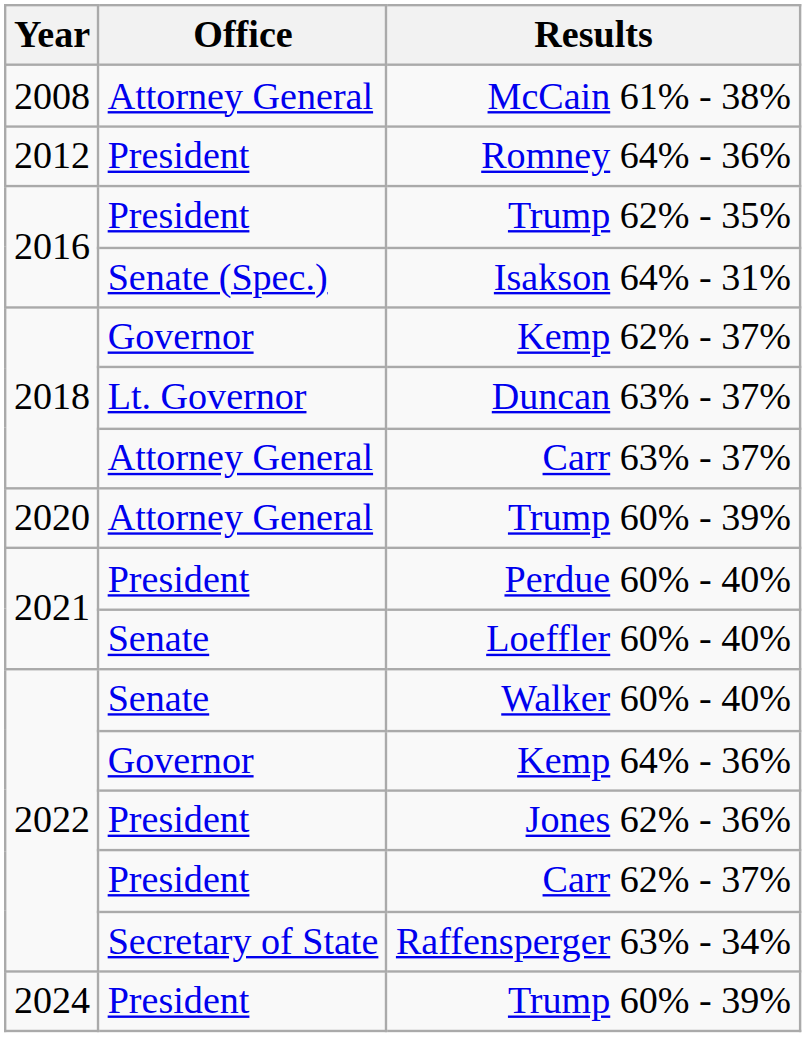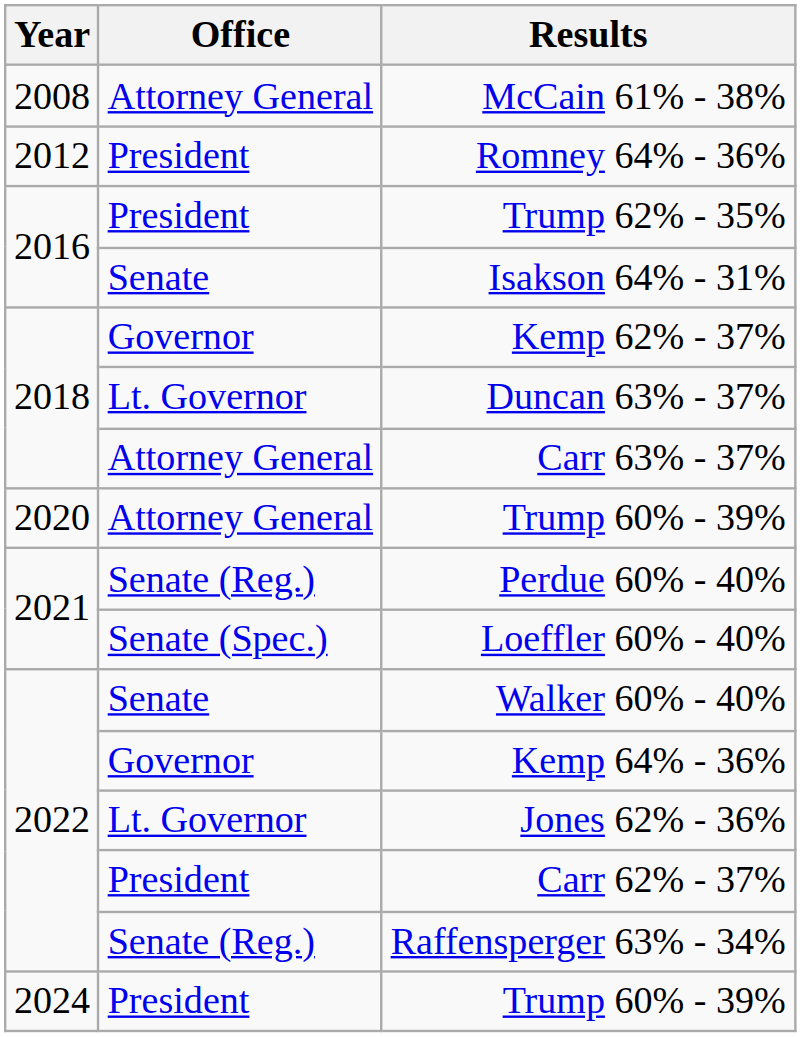(218, 276) Senate (Spec.) -> (158, 276) Senate
(179, 578) President -> (211, 578) Senate (Reg.)
(158, 638) Senate -> (218, 638) Senate (Spec.)
(179, 819) President -> (207, 819) Lt. Governor
(243, 940) Secretary of State -> (211, 940) Senate (Reg.)
